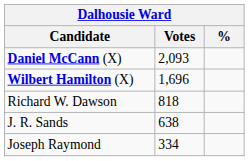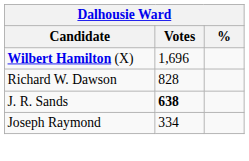- row: (65, 58)
(169, 101) 818 -> (169, 79) 828
(169, 123) normal -> (169, 101) bold
